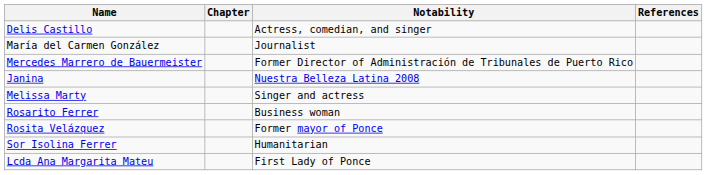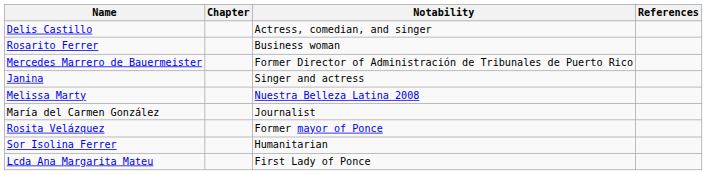rows swapped: (83, 46) <-> (53, 112)
(337, 79) Nuestra Belleza Latina 2008 -> (309, 79) Singer and actress
(309, 95) Singer and actress -> (337, 95) Nuestra Belleza Latina 2008
